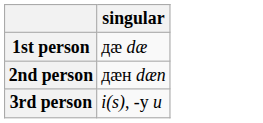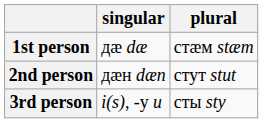+ column: (214, 18)
